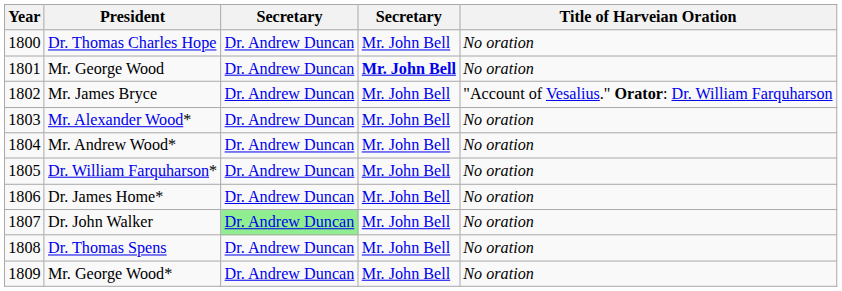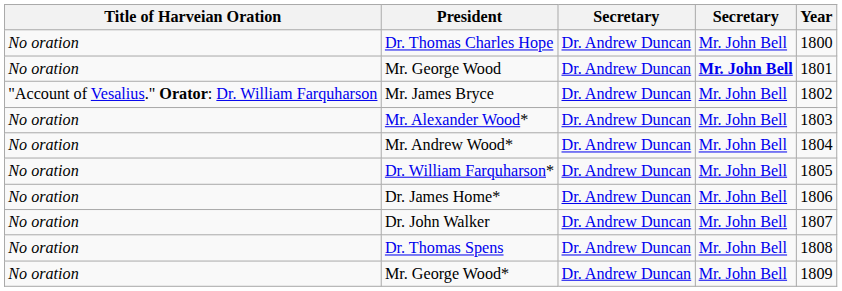columns swapped: (24, 17) <-> (648, 17)
(289, 222) lightgreen background -> (626, 222) no background
